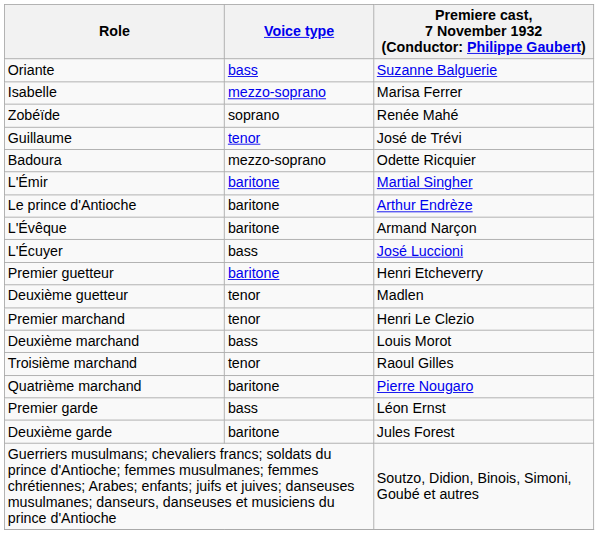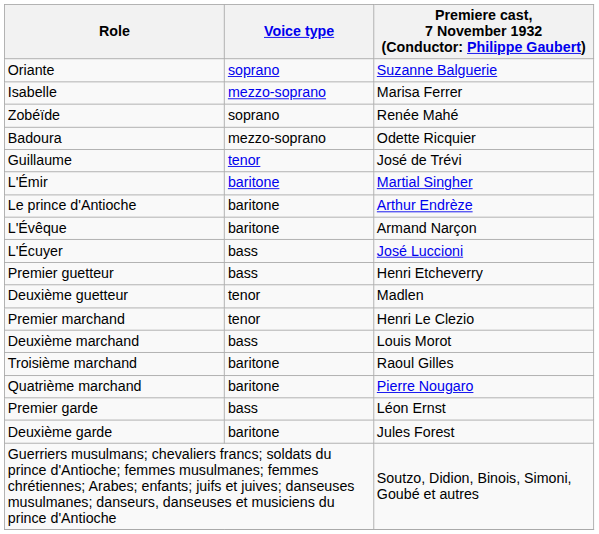(243, 70) bass -> (254, 70) soprano
rows swapped: (35, 160) <-> (40, 138)
(254, 273) baritone -> (243, 273) bass
(244, 364) tenor -> (254, 364) baritone
